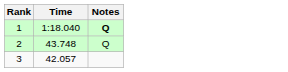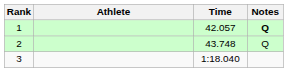+ column: (113, 12)
(61, 28) 1:18.040 -> (220, 28) 42.057
(61, 59) 42.057 -> (220, 59) 1:18.040
